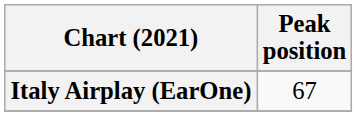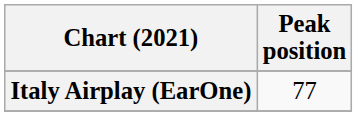(304, 90) 67 -> (304, 90) 77
